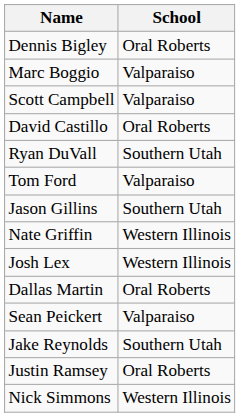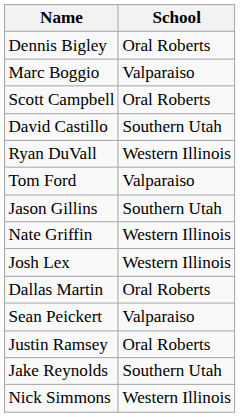(159, 99) Valparaiso -> (166, 99) Oral Roberts
(166, 126) Oral Roberts -> (172, 126) Southern Utah
(172, 153) Southern Utah -> (177, 153) Western Illinois
rows swapped: (58, 371) <-> (58, 343)
